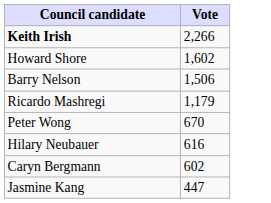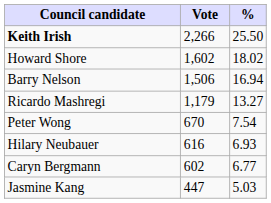+ column: (248, 15)
